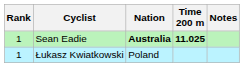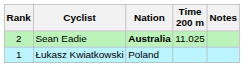(19, 39) 1 -> (19, 39) 2
(190, 39) bold -> (190, 39) normal
